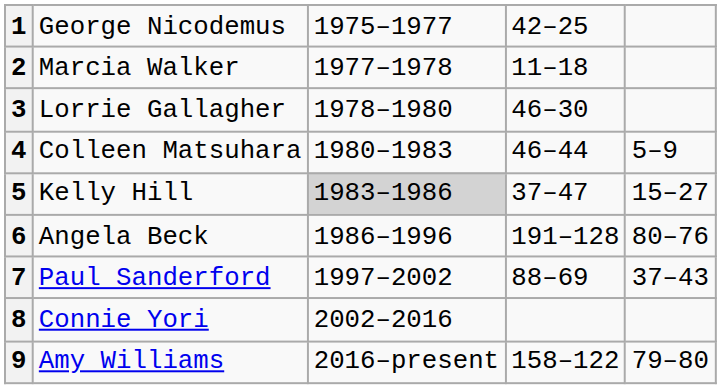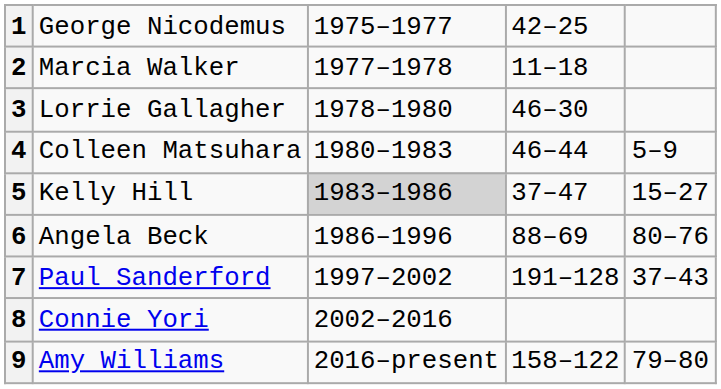(565, 236) 191–128 -> (550, 236) 88–69
(550, 278) 88–69 -> (565, 278) 191–128
